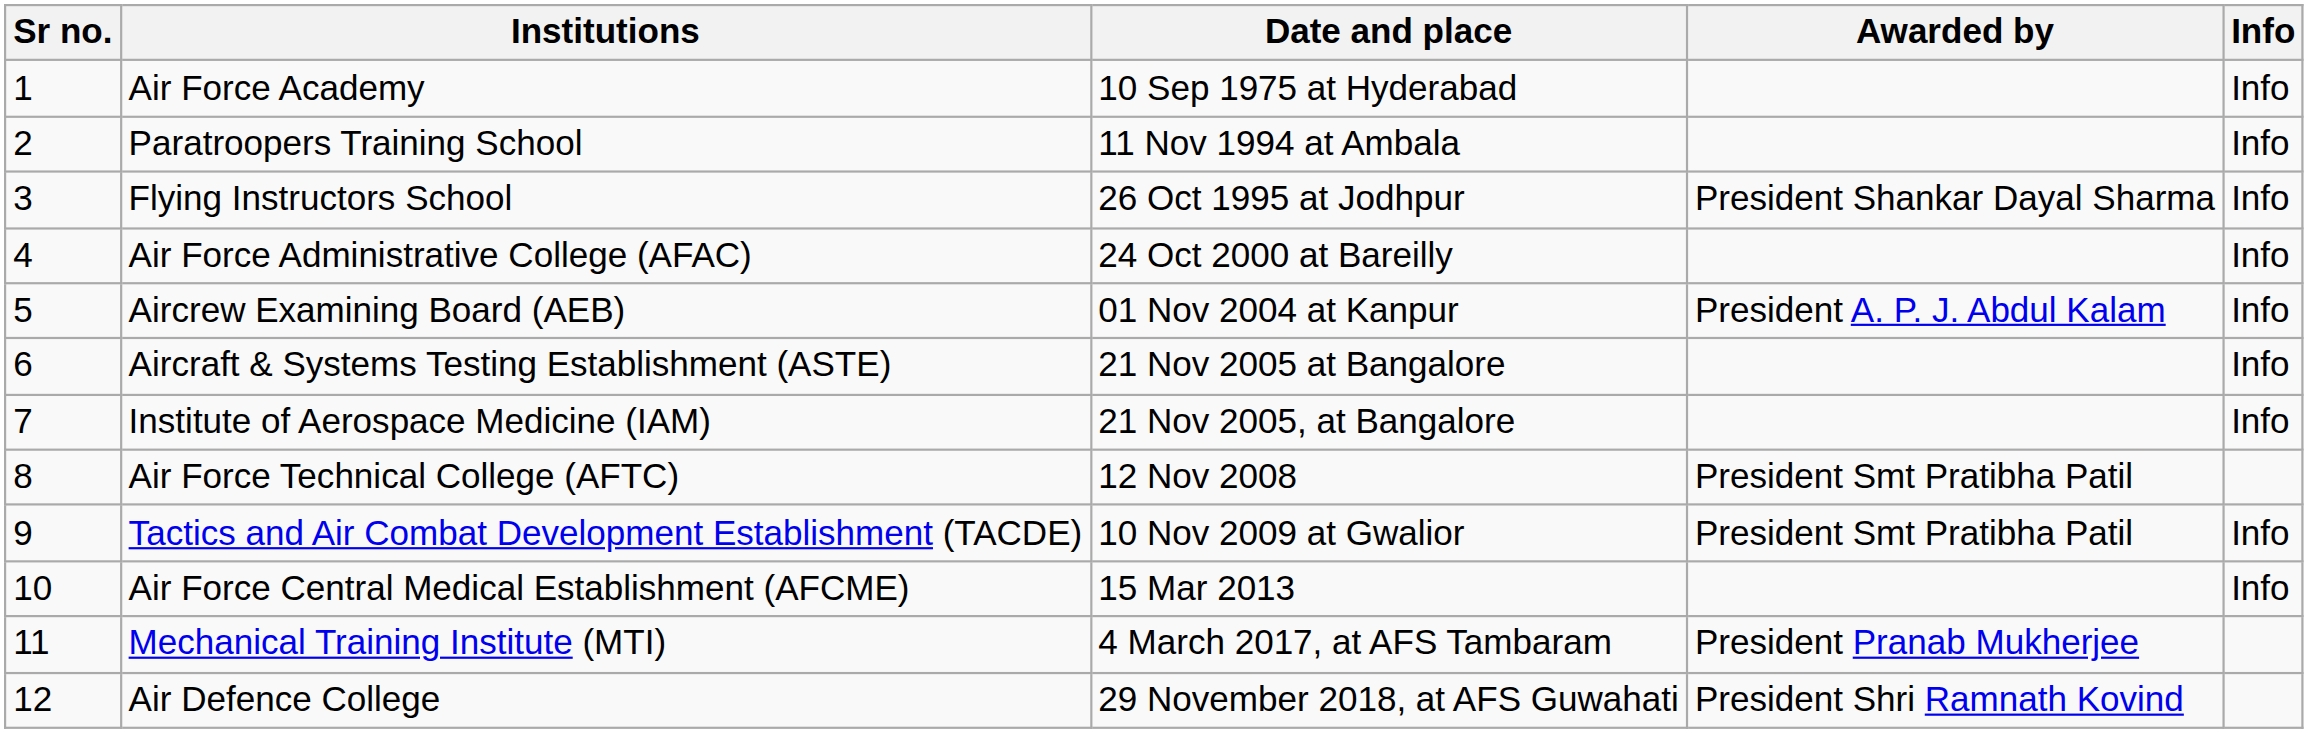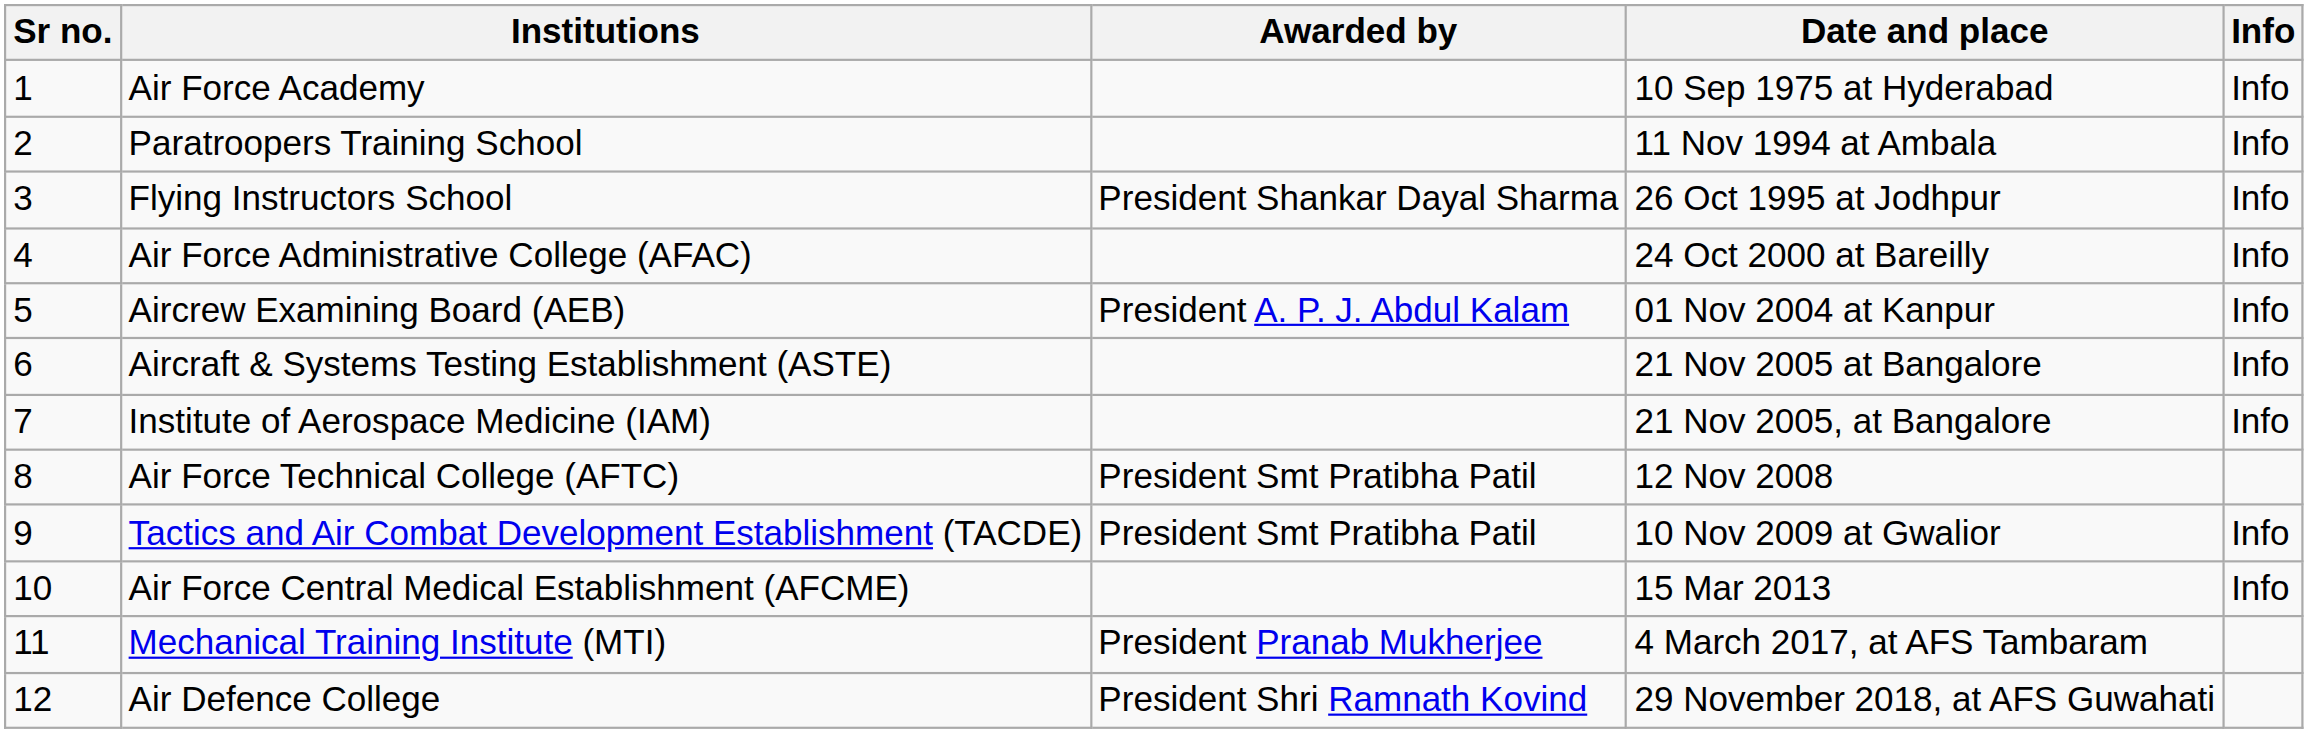columns swapped: (1389, 32) <-> (1955, 32)
